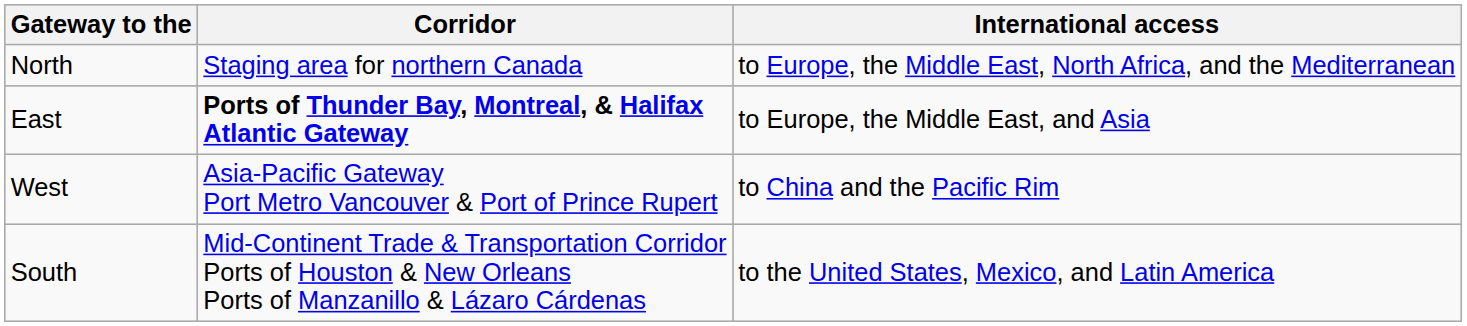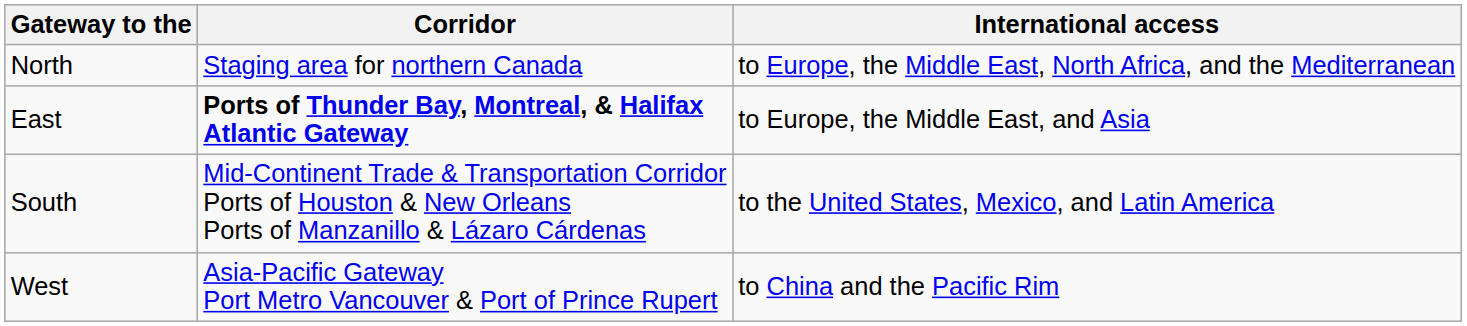rows swapped: (39, 188) <-> (44, 271)
